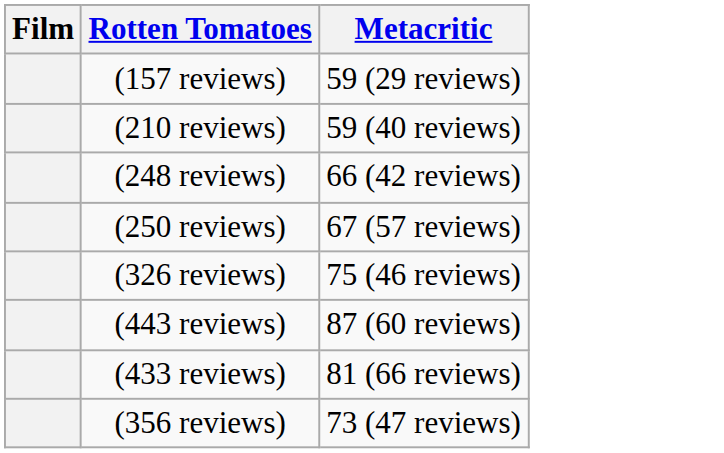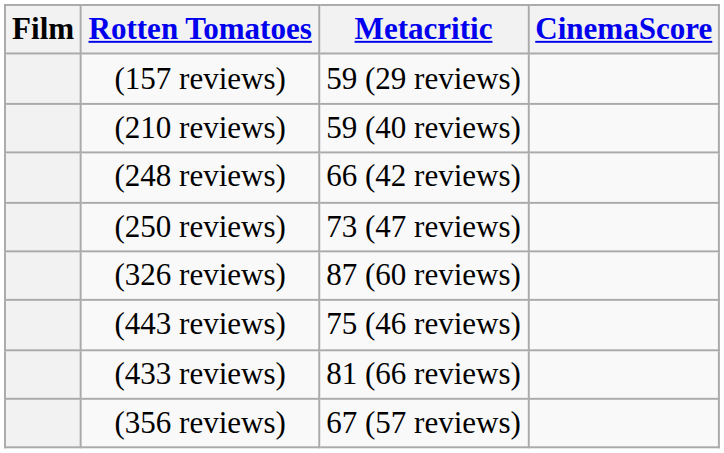+ column: (624, 29)
(424, 226) 67 (57 reviews) -> (424, 226) 73 (47 reviews)
(424, 275) 75 (46 reviews) -> (424, 275) 87 (60 reviews)
(424, 324) 87 (60 reviews) -> (424, 324) 75 (46 reviews)
(424, 422) 73 (47 reviews) -> (424, 422) 67 (57 reviews)
